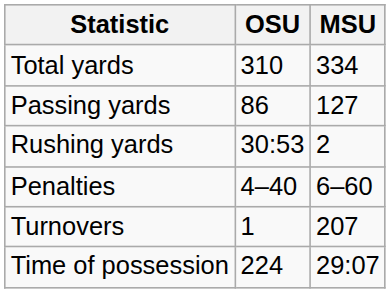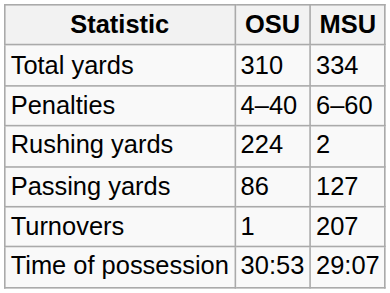rows swapped: (91, 105) <-> (63, 186)
(272, 145) 30:53 -> (262, 145) 224
(262, 266) 224 -> (272, 266) 30:53
